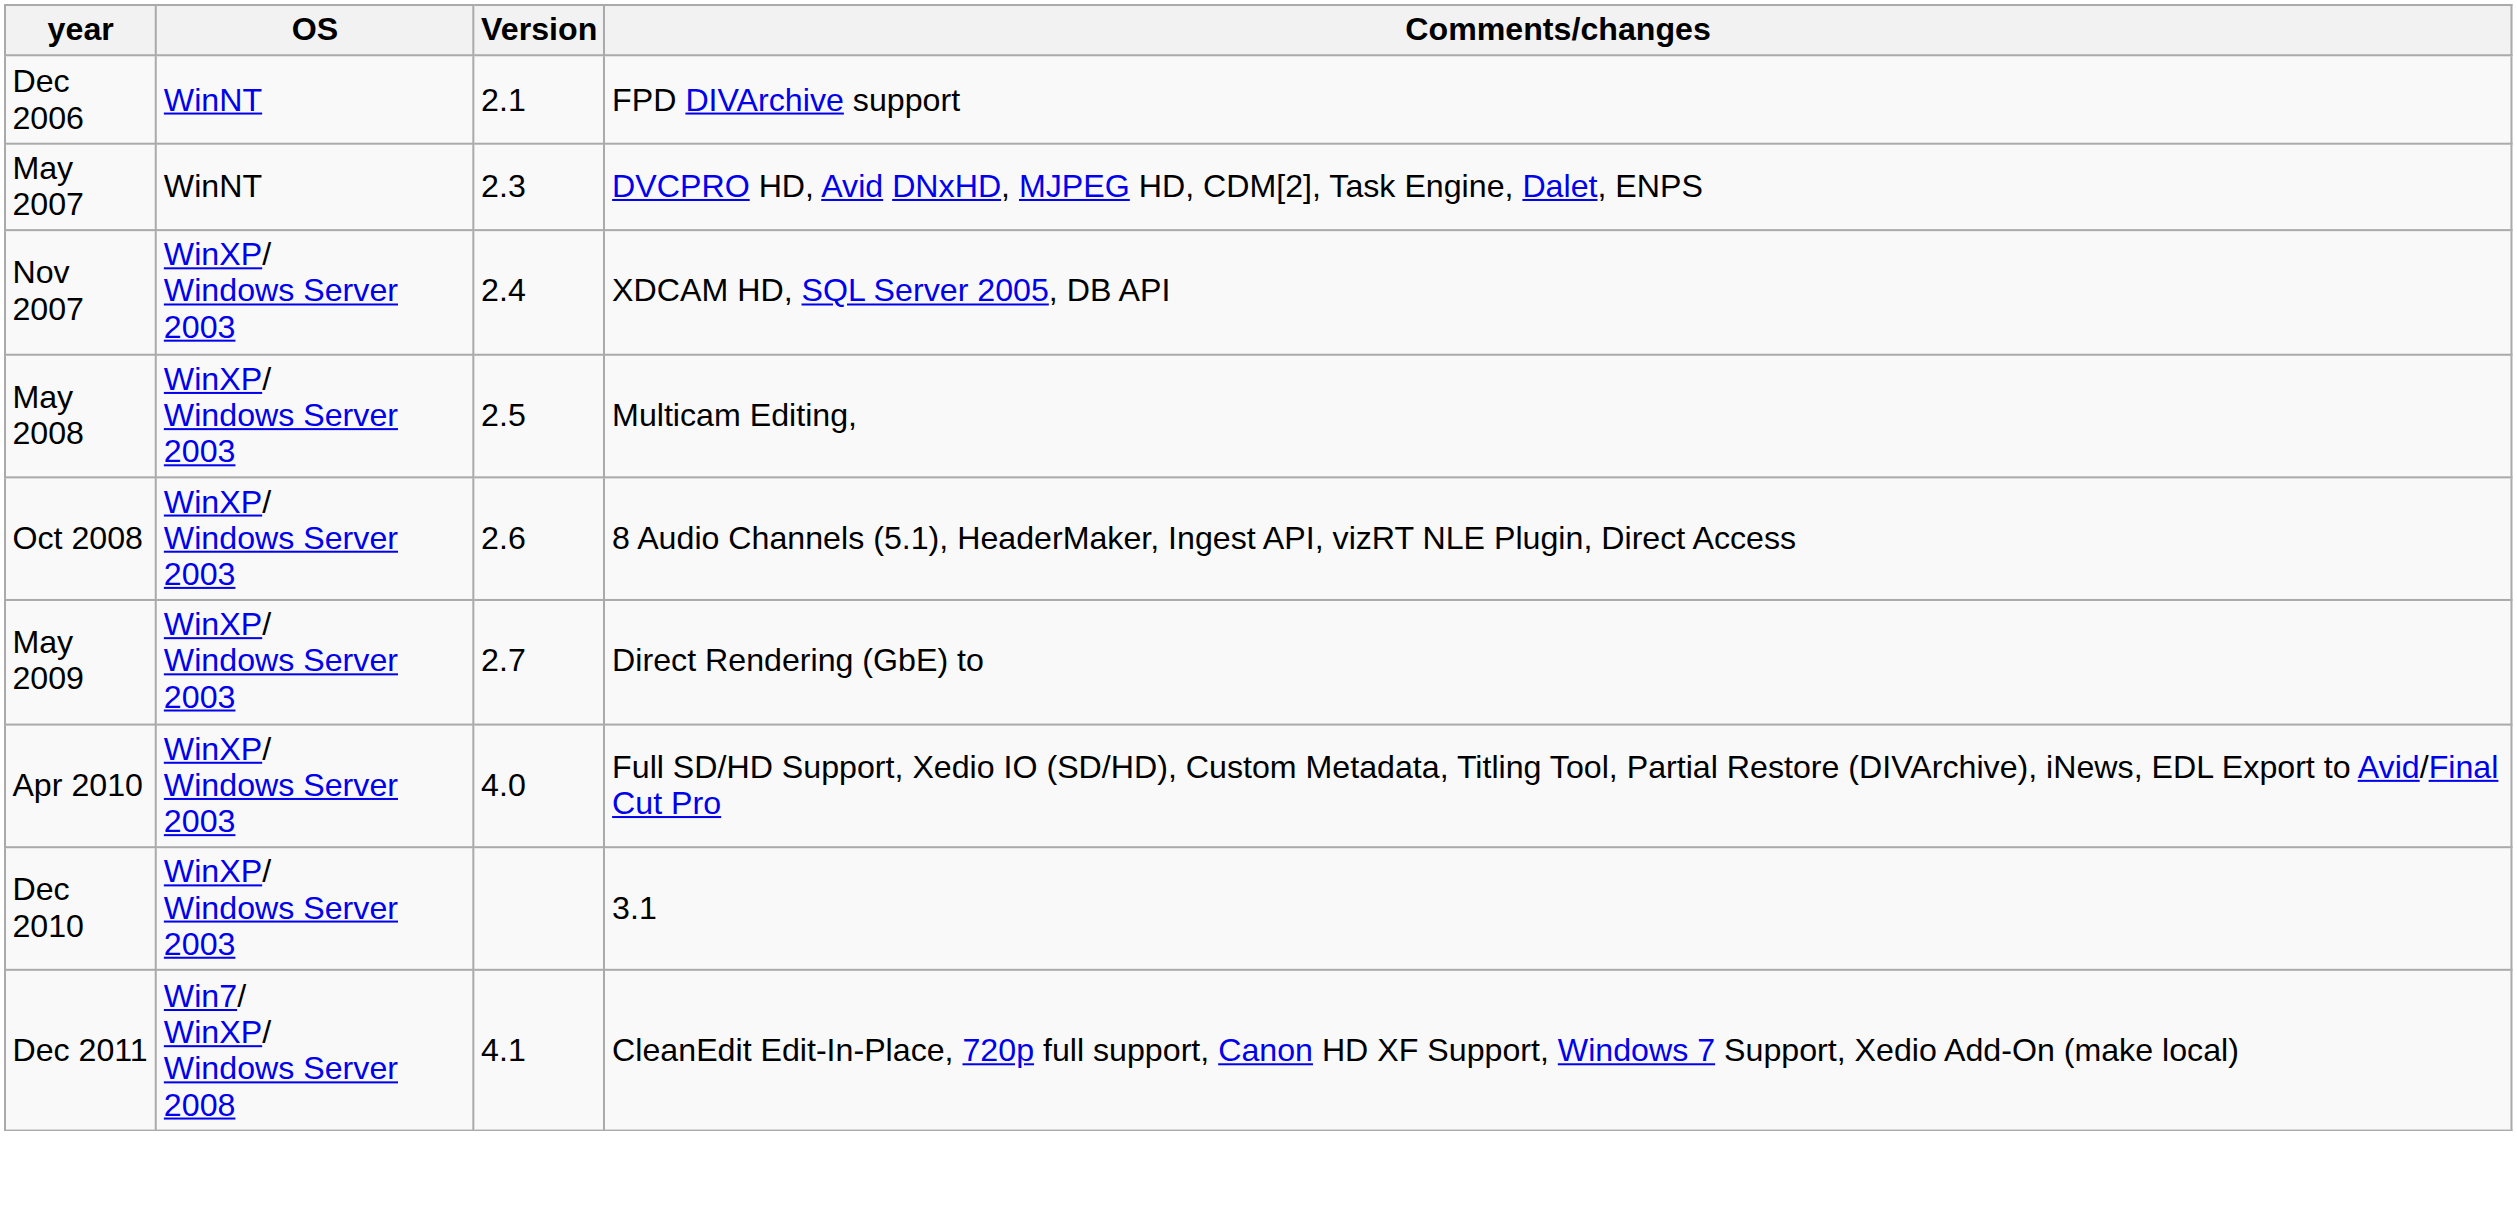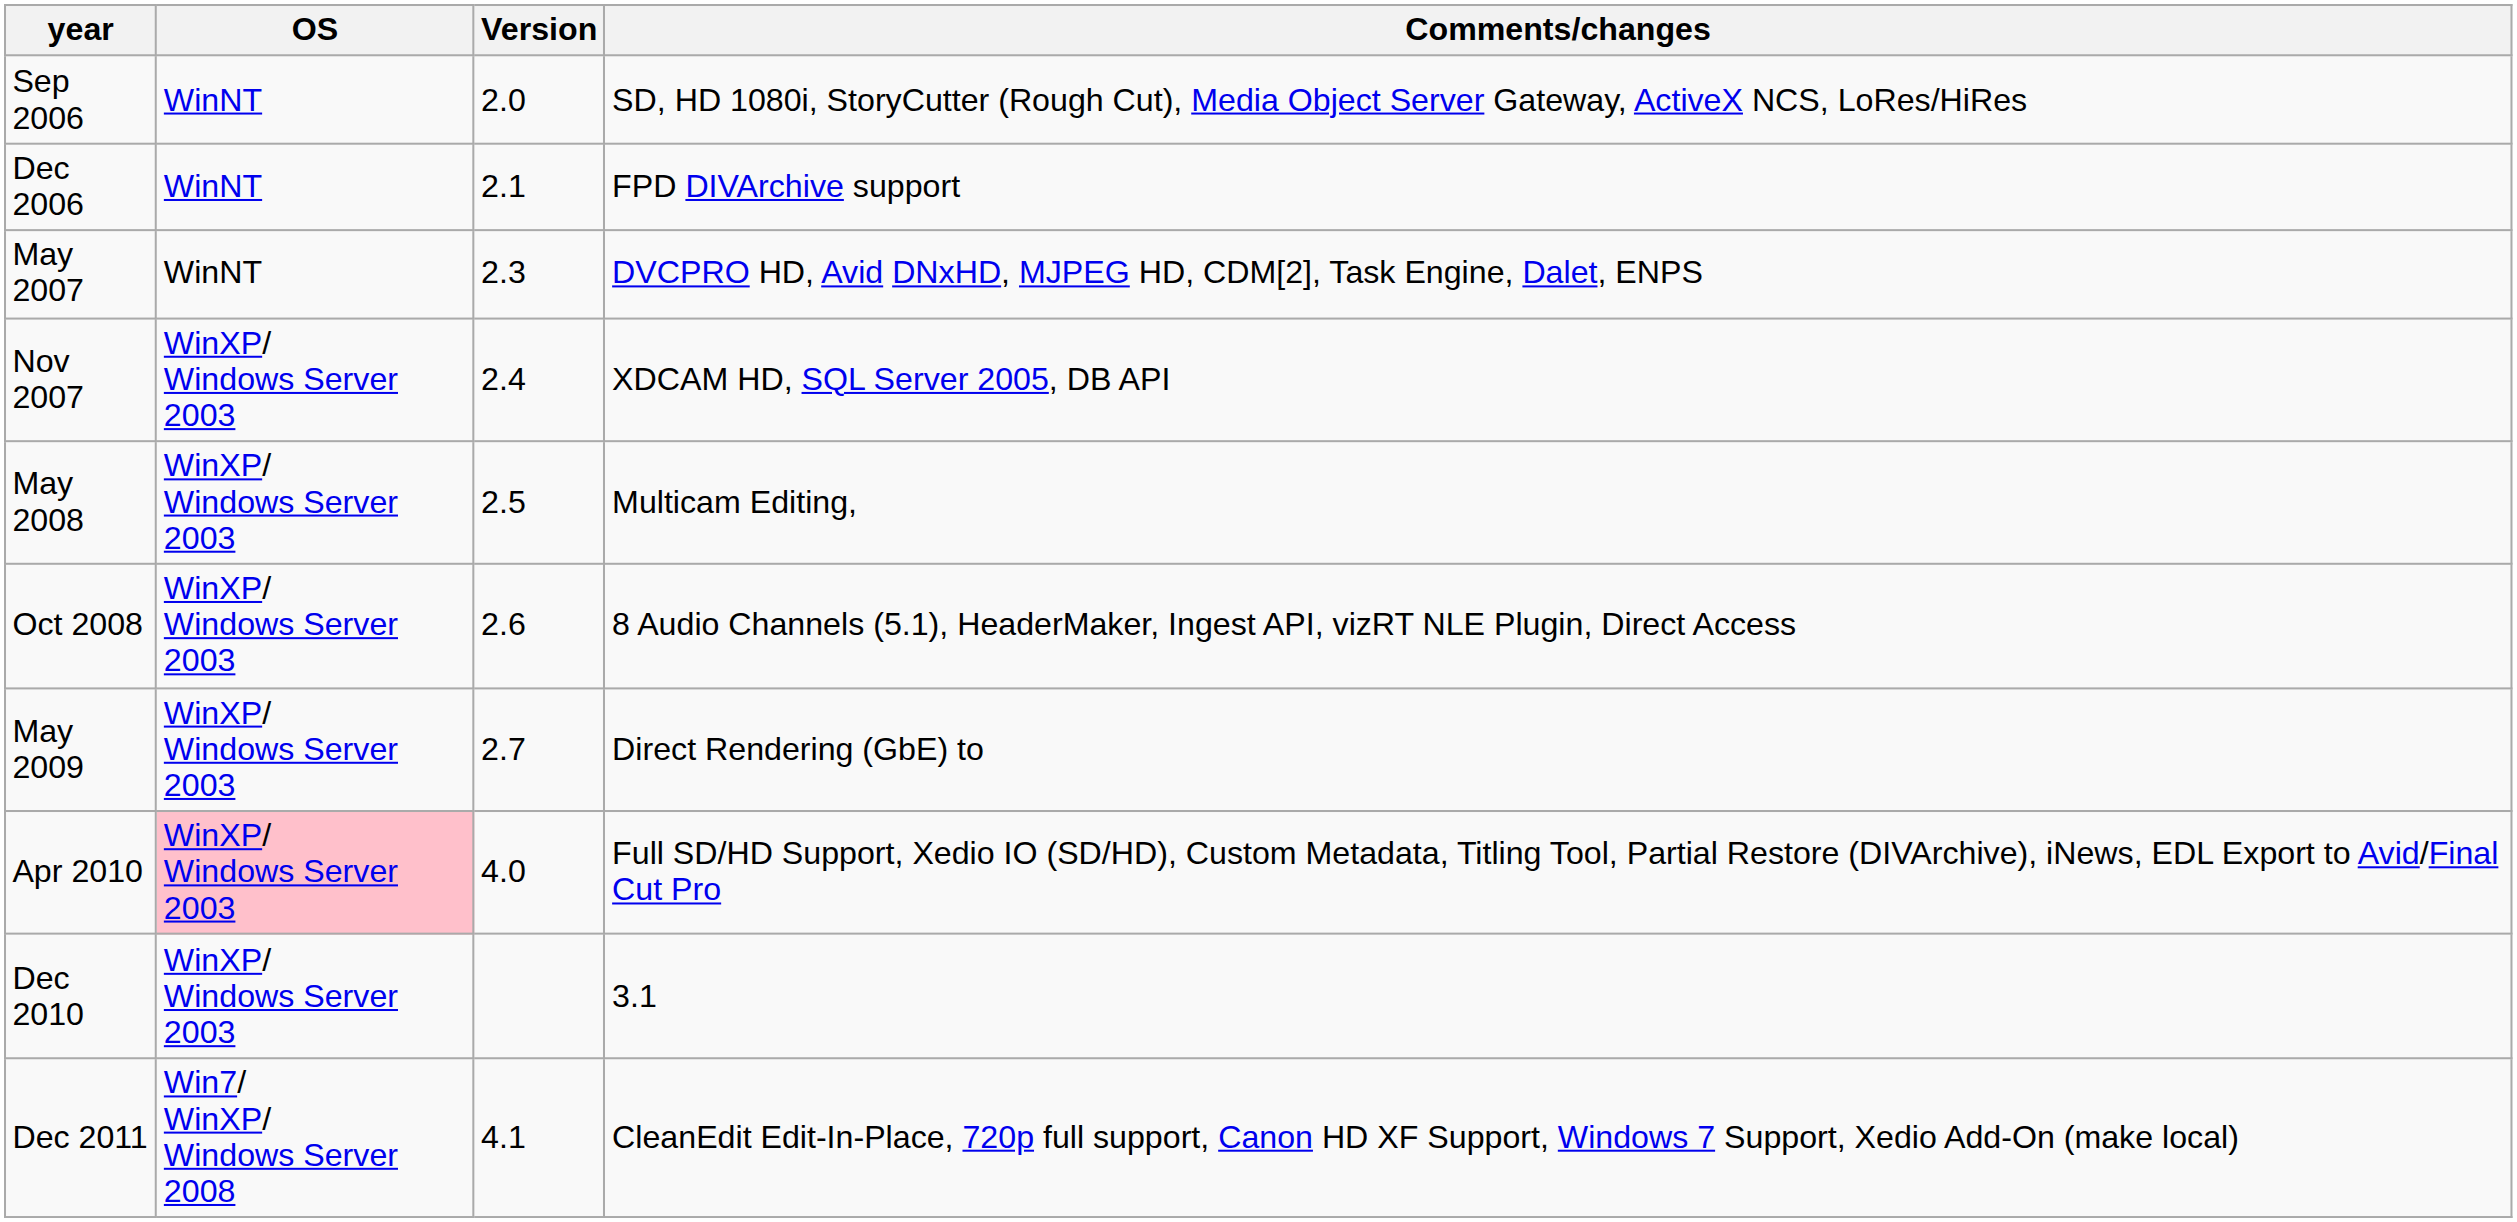+ row: (48, 99)
(281, 785) no background -> (281, 872) pink background
